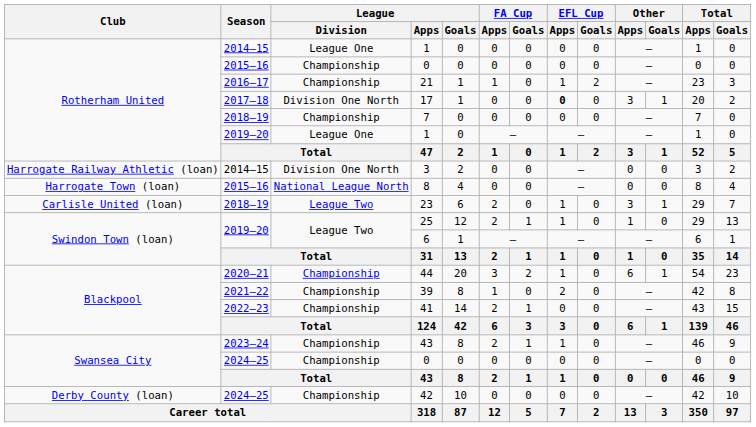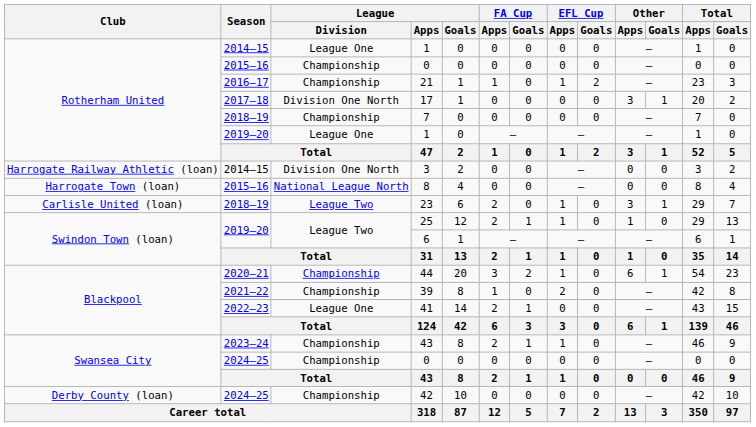(562, 100) bold -> (562, 100) normal
(341, 308) Championship -> (341, 308) League One
